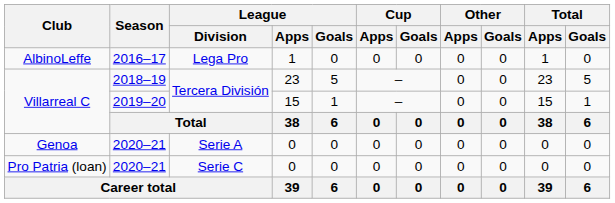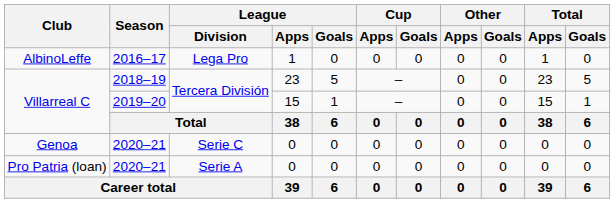(220, 144) Serie A -> (220, 144) Serie C
(220, 166) Serie C -> (220, 166) Serie A
